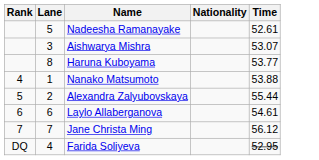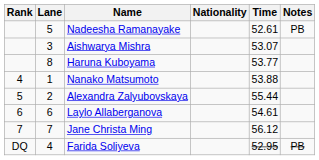+ column: (298, 12)
